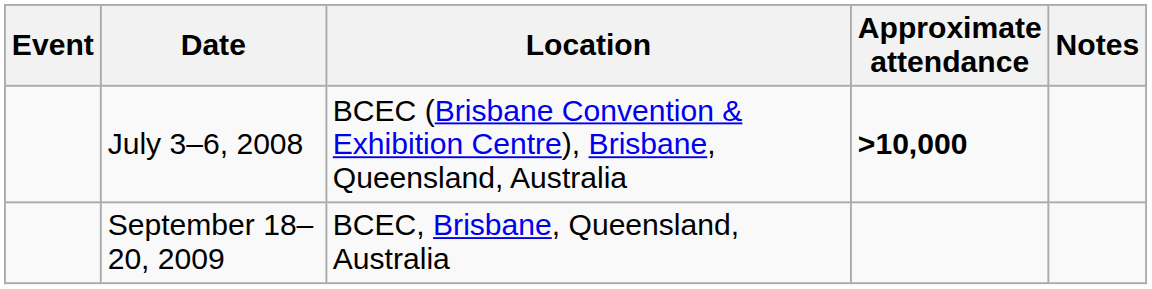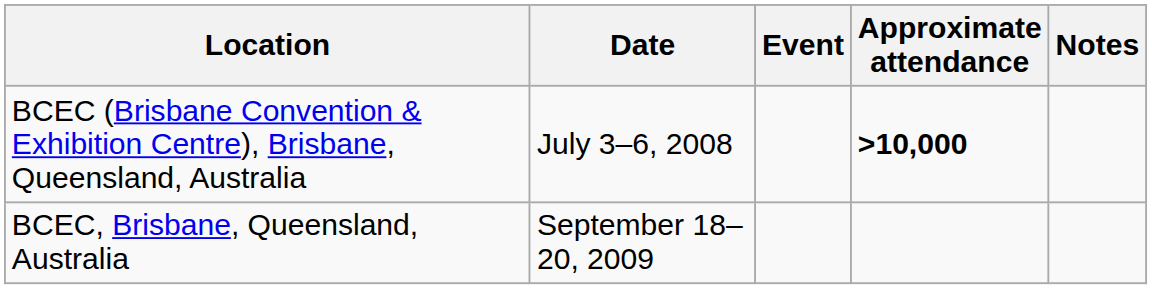columns swapped: (53, 45) <-> (588, 45)
